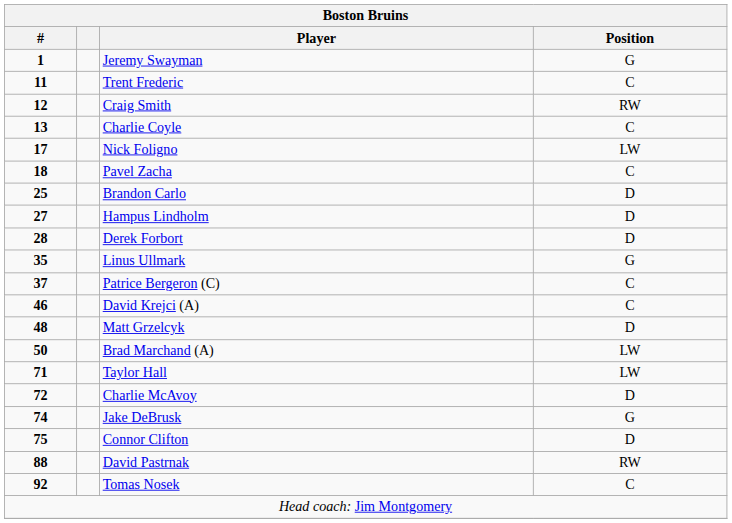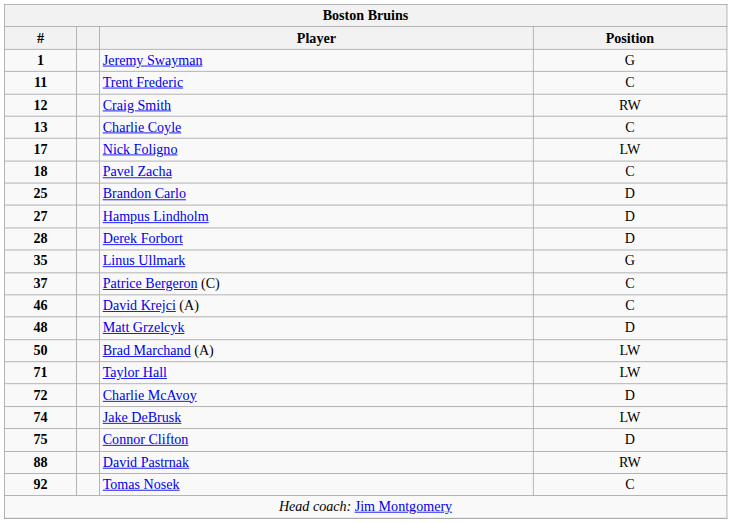(630, 417) G -> (630, 417) LW
